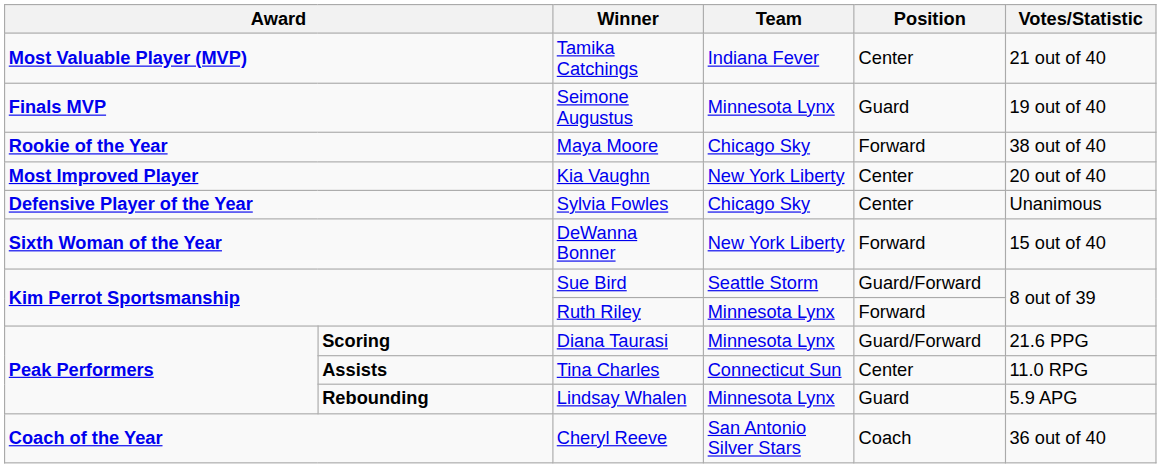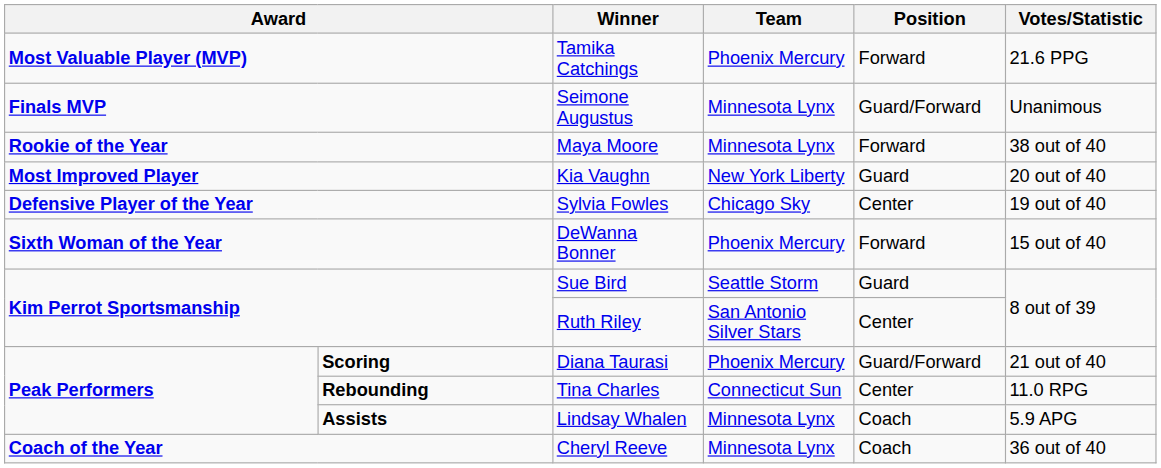(763, 58) Indiana Fever -> (776, 58) Phoenix Mercury
(886, 58) Center -> (892, 58) Forward
(1058, 58) 21 out of 40 -> (1049, 58) 21.6 PPG
(884, 107) Guard -> (920, 107) Guard/Forward
(1058, 107) 19 out of 40 -> (1056, 107) Unanimous
(759, 146) Chicago Sky -> (771, 146) Minnesota Lynx
(886, 175) Center -> (884, 175) Guard
(1056, 204) Unanimous -> (1058, 204) 19 out of 40
(776, 243) New York Liberty -> (776, 243) Phoenix Mercury
(920, 283) Guard/Forward -> (884, 283) Guard
(771, 311) Minnesota Lynx -> (757, 322) San Antonio Silver Stars
(892, 311) Forward -> (886, 322) Center
(771, 340) Minnesota Lynx -> (776, 361) Phoenix Mercury
(1049, 340) 21.6 PPG -> (1058, 361) 21 out of 40
(355, 369) Assists -> (375, 390) Rebounding
(375, 398) Rebounding -> (355, 419) Assists
(884, 398) Guard -> (885, 419) Coach
(757, 437) San Antonio Silver Stars -> (771, 448) Minnesota Lynx
